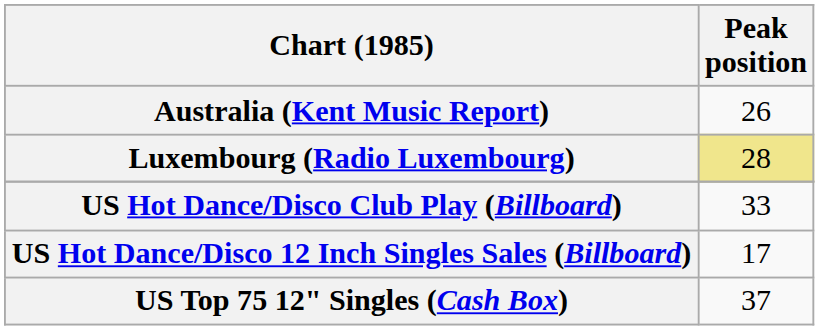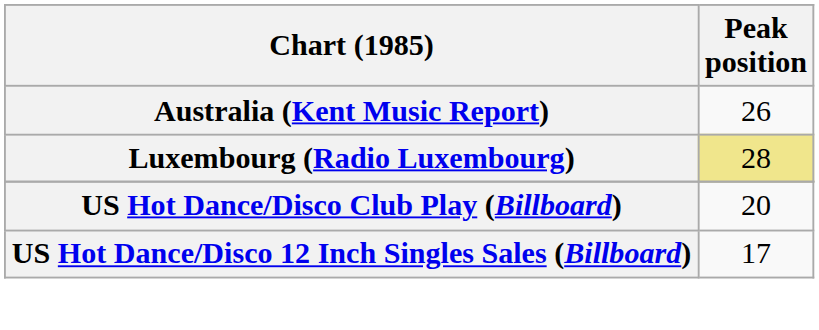(756, 205) 33 -> (756, 205) 20
- row: (352, 300)
